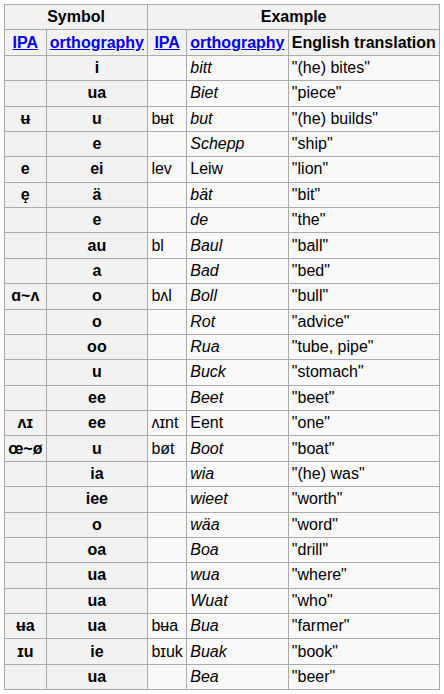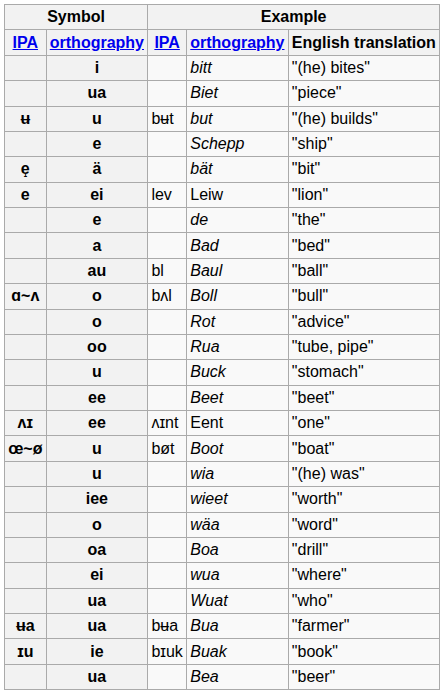rows swapped: (201, 194) <-> (207, 169)
rows swapped: (206, 245) <-> (204, 270)
(97, 473) ia -> (97, 473) u
(97, 575) ua -> (97, 575) ei
